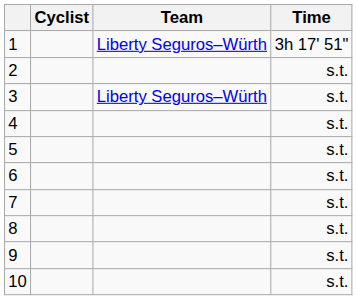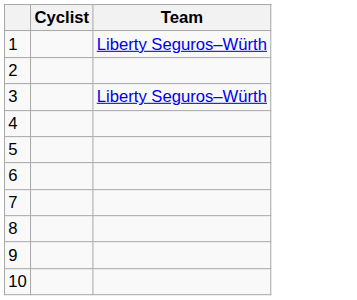- column: (312, 17)
